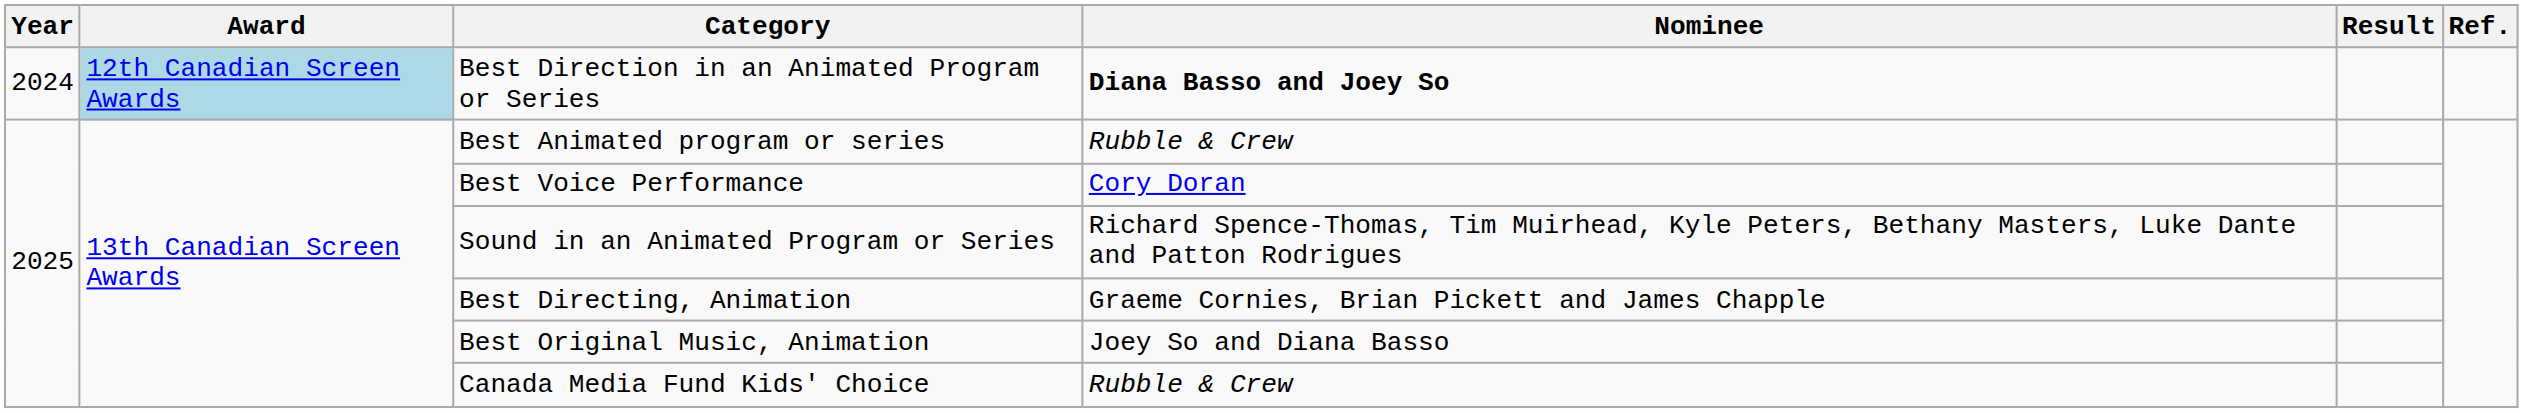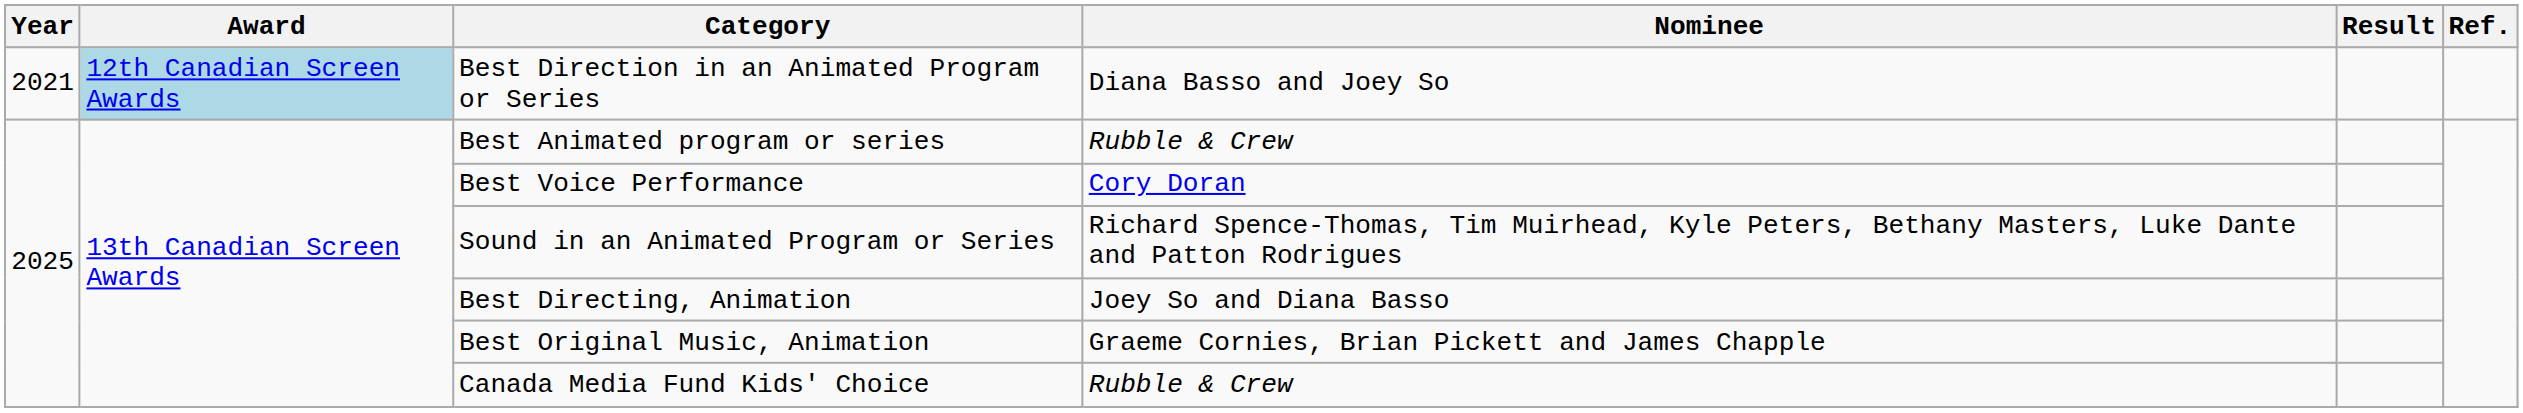(43, 84) 2024 -> (43, 84) 2021
(1269, 84) bold -> (1269, 84) normal
(1457, 300) Graeme Cornies, Brian Pickett and James Chapple -> (1269, 300) Joey So and Diana Basso
(1269, 342) Joey So and Diana Basso -> (1457, 342) Graeme Cornies, Brian Pickett and James Chapple
